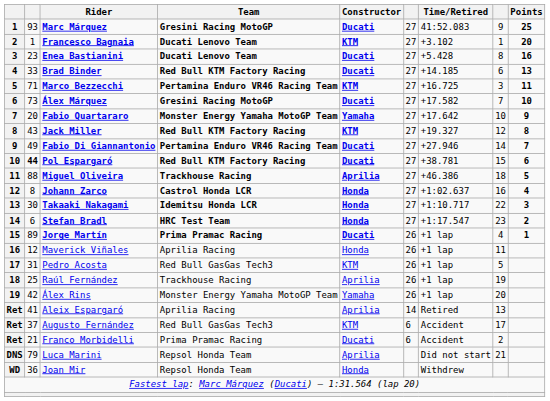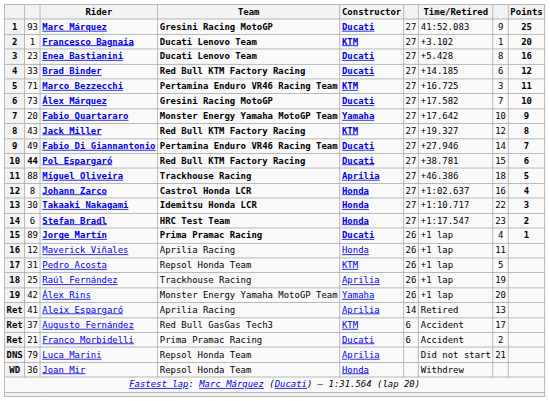(527, 72) 13 -> (527, 72) 12
(216, 265) Red Bull GasGas Tech3 -> (206, 265) Repsol Honda Team
